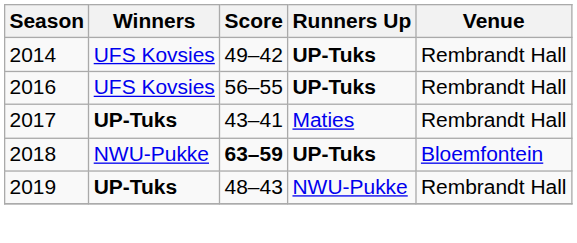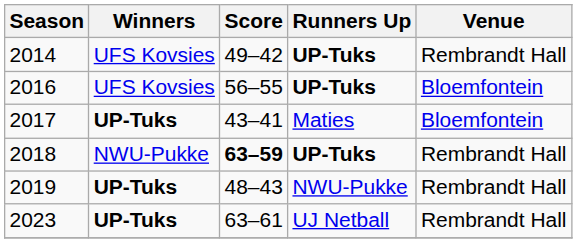(494, 87) Rembrandt Hall -> (482, 87) Bloemfontein
(494, 120) Rembrandt Hall -> (482, 120) Bloemfontein
(482, 154) Bloemfontein -> (494, 154) Rembrandt Hall
+ row: (33, 220)
